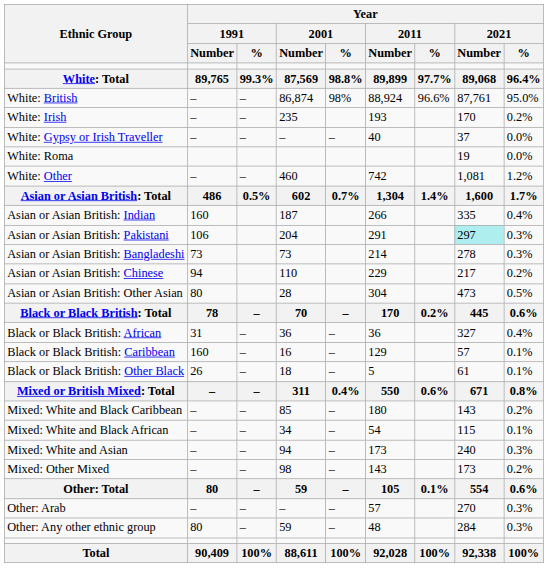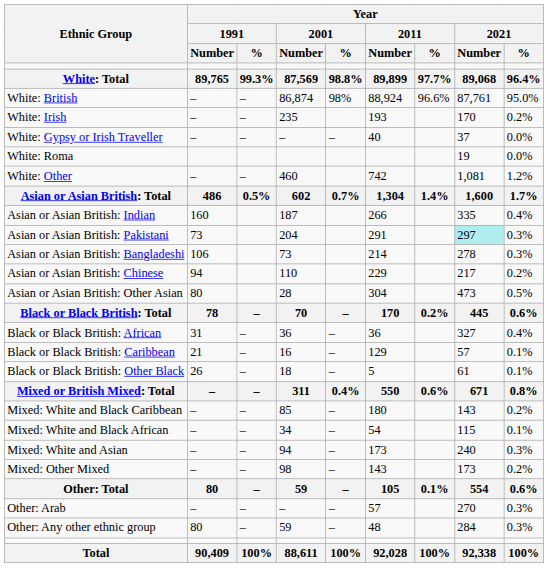(199, 234) 106 -> (196, 234) 73
(196, 254) 73 -> (199, 254) 106
(199, 352) 160 -> (196, 352) 21
